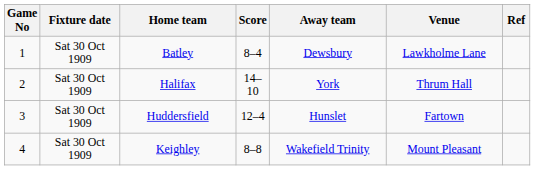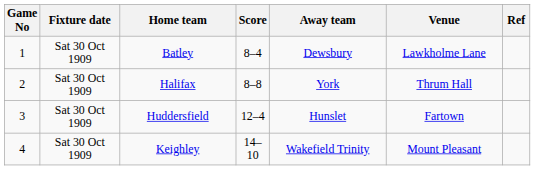(253, 84) 14–10 -> (253, 84) 8–8
(253, 148) 8–8 -> (253, 148) 14–10
